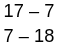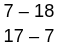rows swapped: (29, 11) <-> (29, 36)
